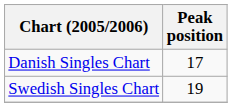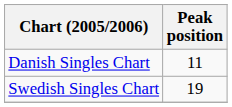(195, 62) 17 -> (195, 62) 11
